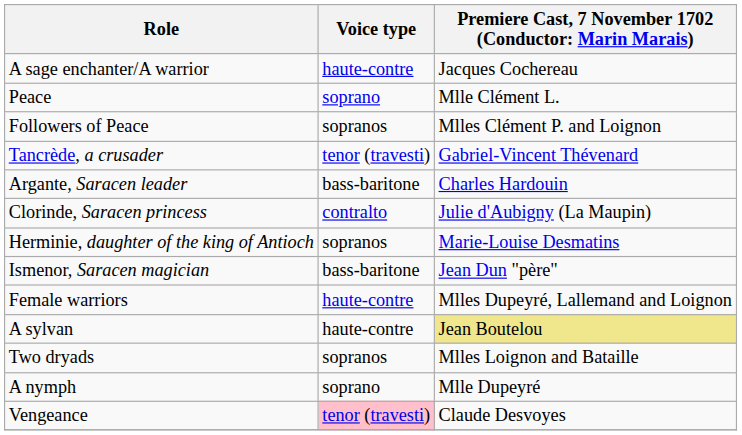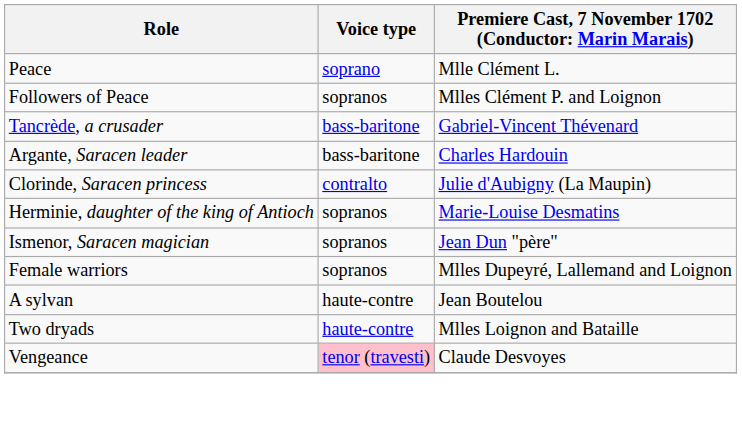- row: (109, 68)
(376, 155) tenor (travesti) -> (371, 126) bass-baritone
(371, 270) bass-baritone -> (355, 241) sopranos
(368, 299) haute-contre -> (355, 270) sopranos
(491, 328) khaki background -> (491, 299) no background
(355, 357) sopranos -> (368, 328) haute-contre
- row: (42, 386)
